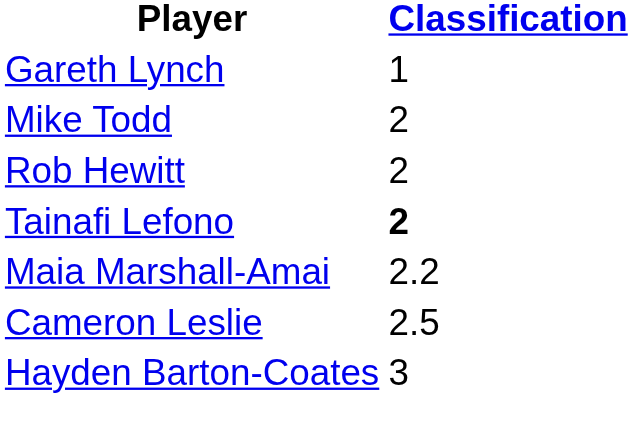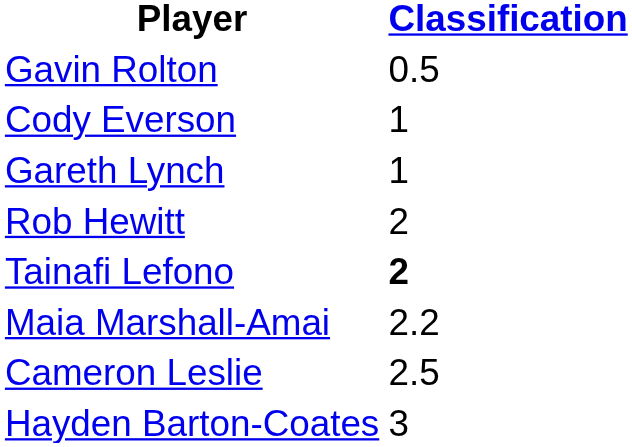+ row: (111, 69)
+ row: (120, 120)
- row: (88, 120)
